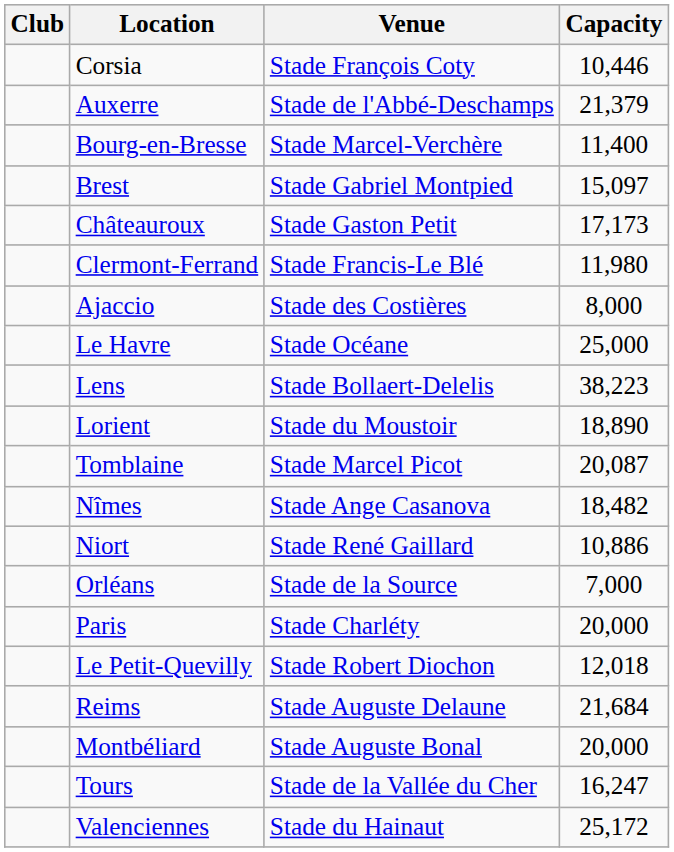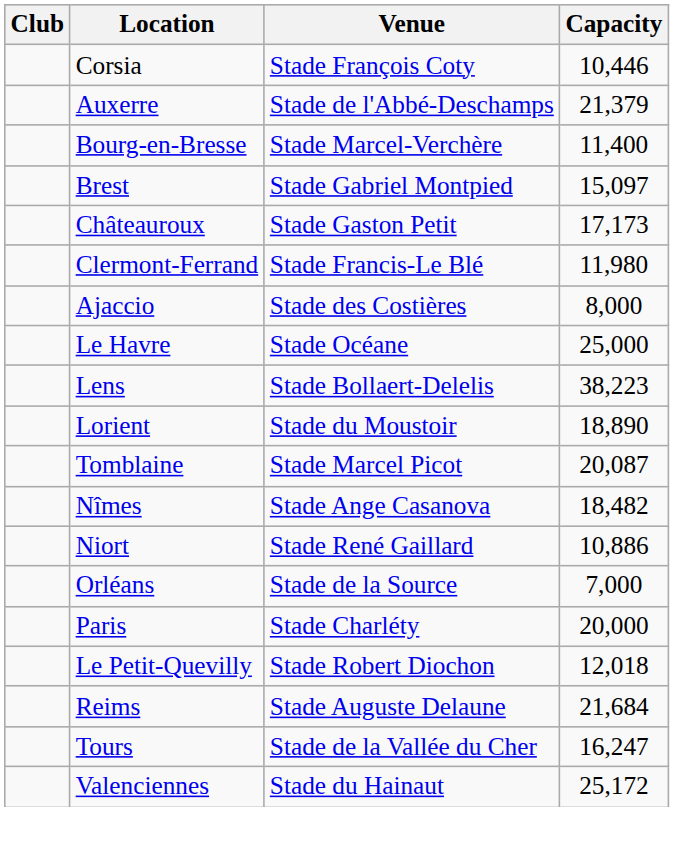- row: (138, 746)
